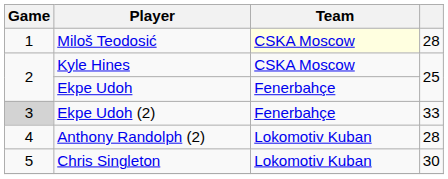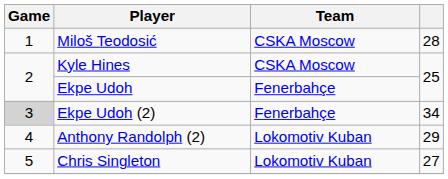(304, 40) lightyellow background -> (304, 40) no background
(431, 112) 33 -> (431, 112) 34
(431, 137) 28 -> (431, 137) 29
(431, 161) 30 -> (431, 161) 27
